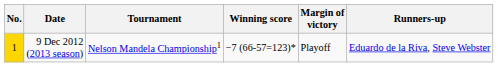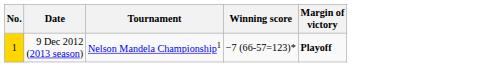- column: (420, 19)
(315, 47) normal -> (316, 47) bold
